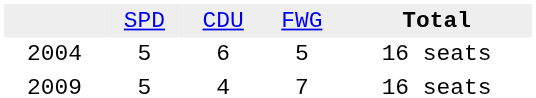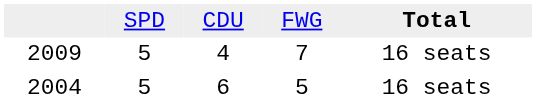rows swapped: (55, 88) <-> (55, 54)
